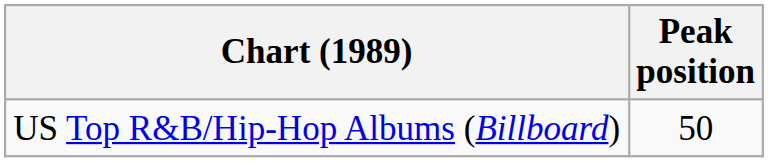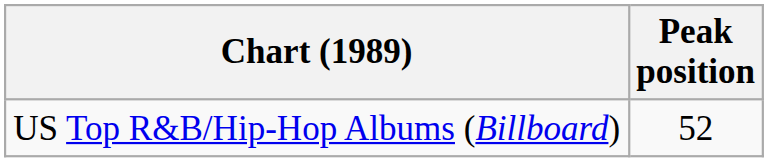(696, 127) 50 -> (696, 127) 52
